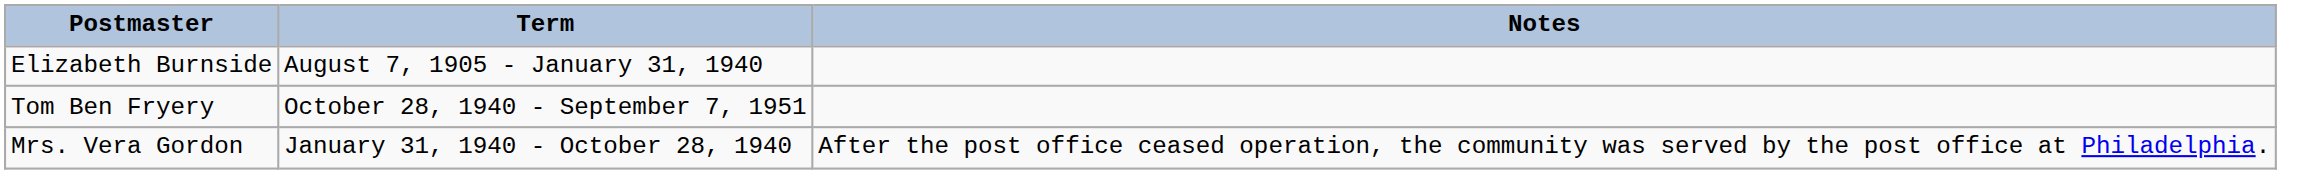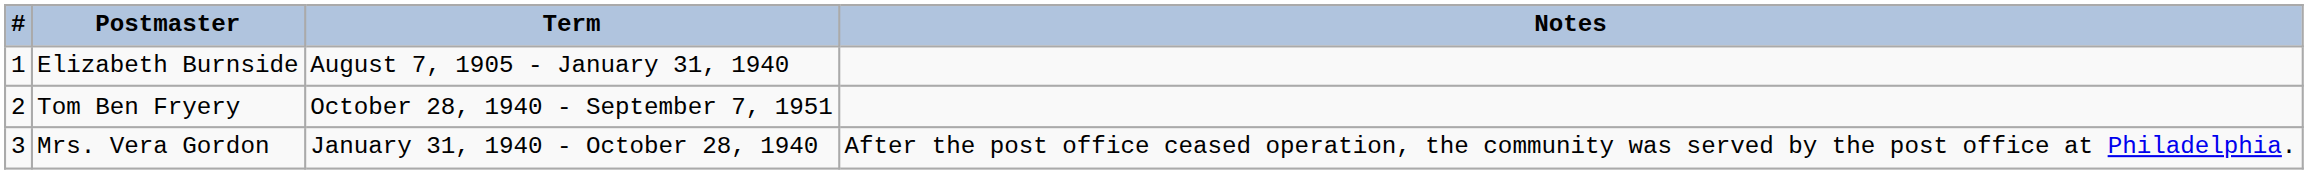+ column: (18, 25)
